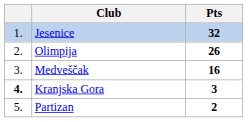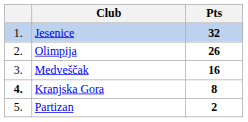(214, 88) 3 -> (214, 88) 8
